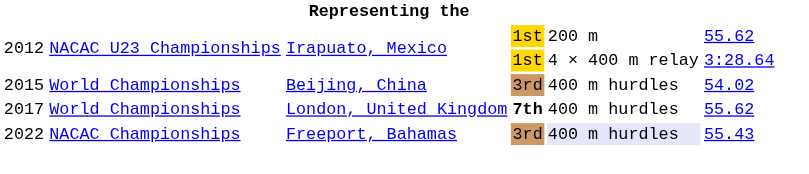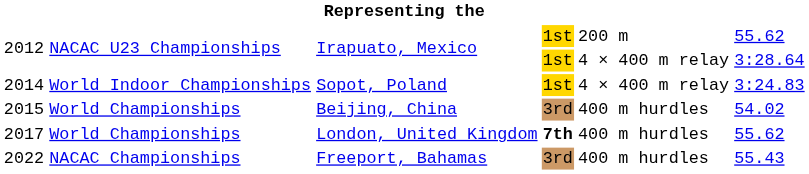+ row: (24, 85)
(613, 134) lavender background -> (643, 159) no background
